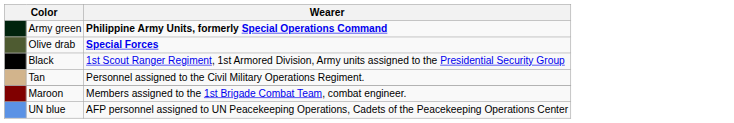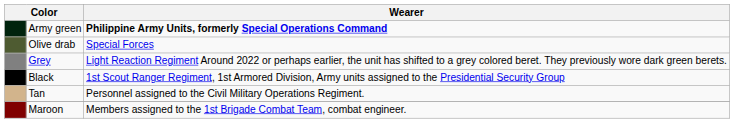(122, 45) bold -> (120, 45) normal
+ row: (40, 61)
- row: (47, 110)
